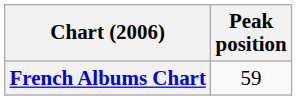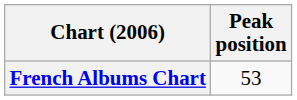(251, 77) 59 -> (251, 77) 53
